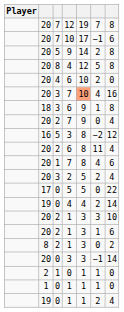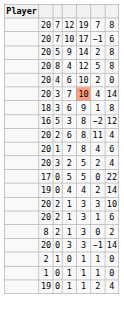(112, 94) 16 -> (112, 94) 14
- row: (58, 121)
